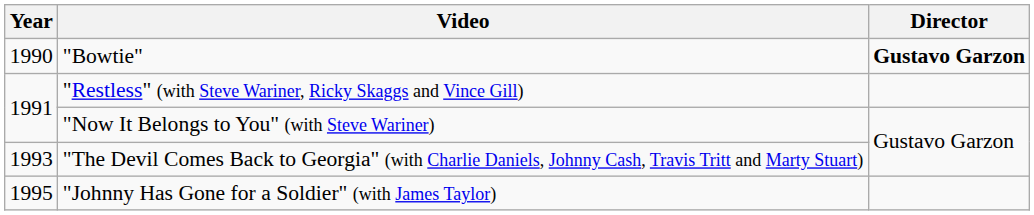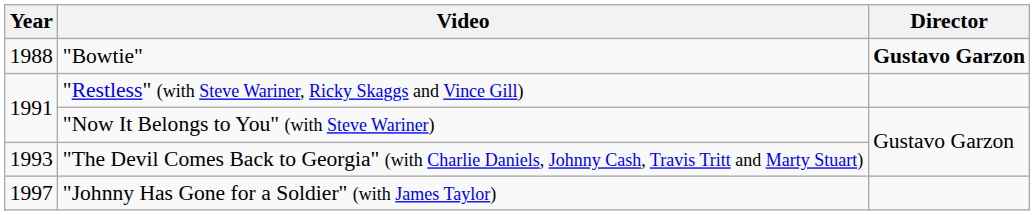(31, 55) 1990 -> (31, 55) 1988
(31, 192) 1995 -> (31, 192) 1997
